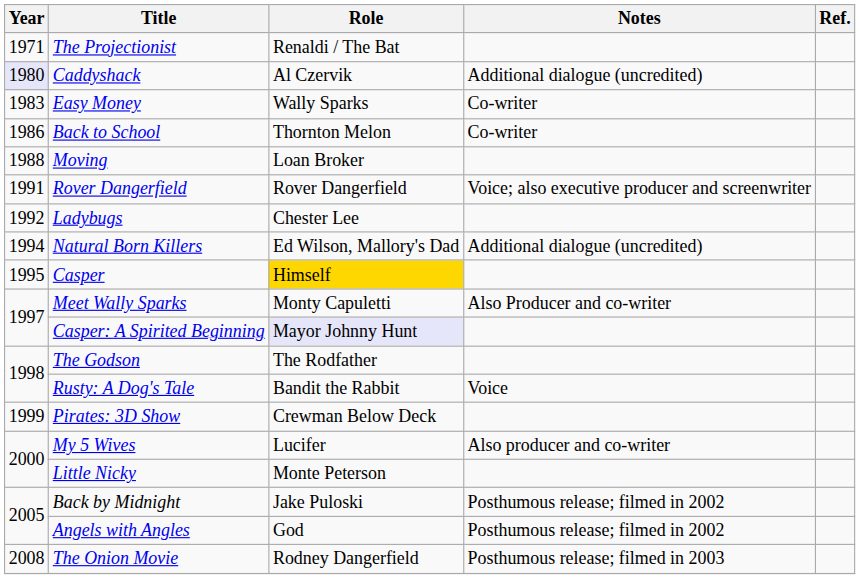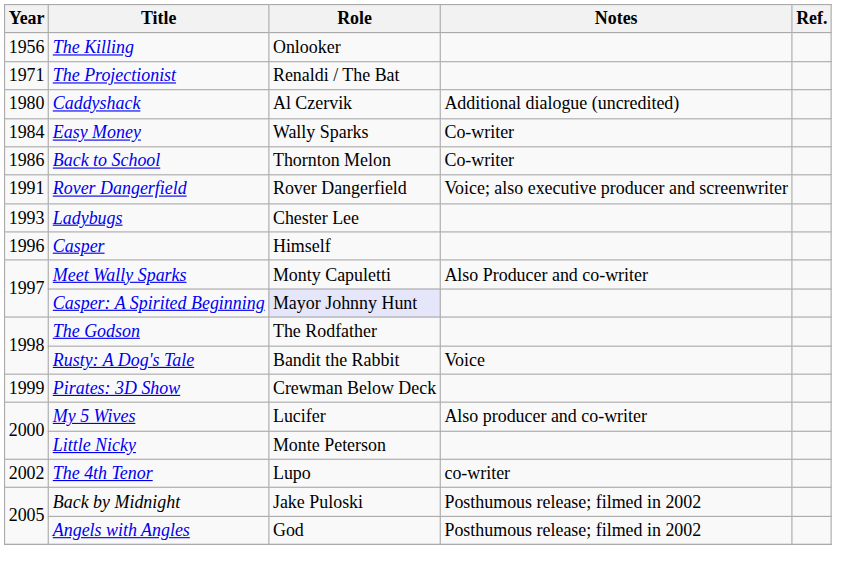+ row: (93, 47)
(27, 75) lavender background -> (27, 103) no background
(27, 103) 1983 -> (27, 132) 1984
- row: (80, 160)
(27, 217) 1992 -> (27, 217) 1993
- row: (127, 246)
(27, 274) 1995 -> (27, 246) 1996
(302, 274) gold background -> (302, 246) no background
+ row: (103, 473)
- row: (116, 558)
